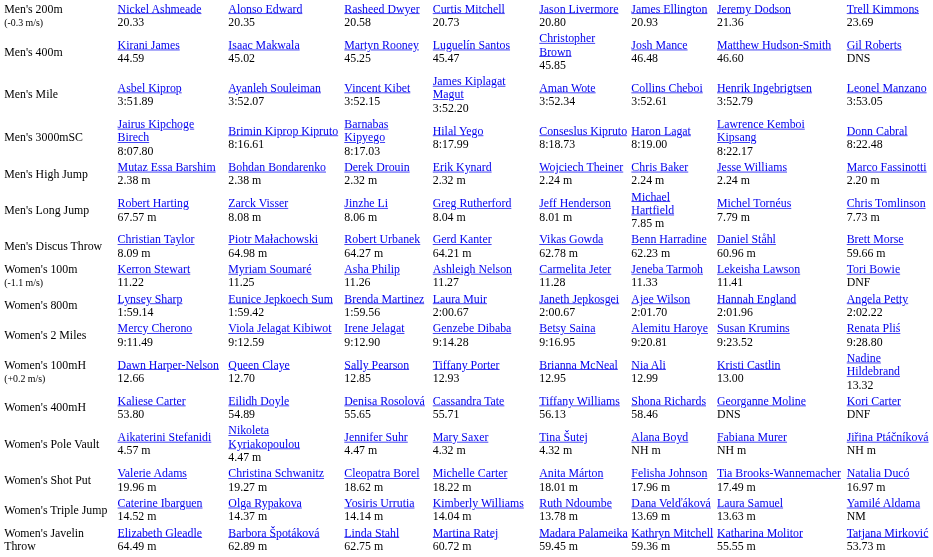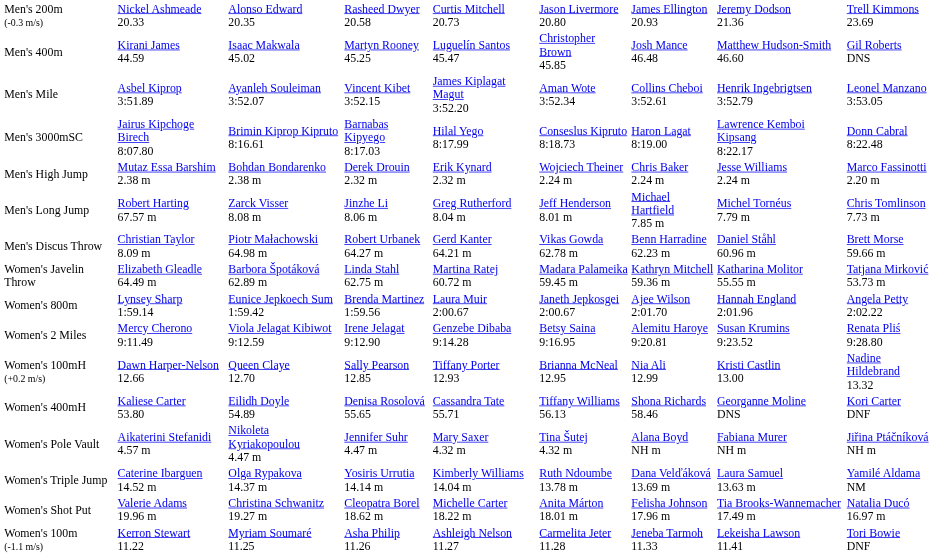rows swapped: (41, 276) <-> (44, 539)
rows swapped: (56, 509) <-> (48, 480)
